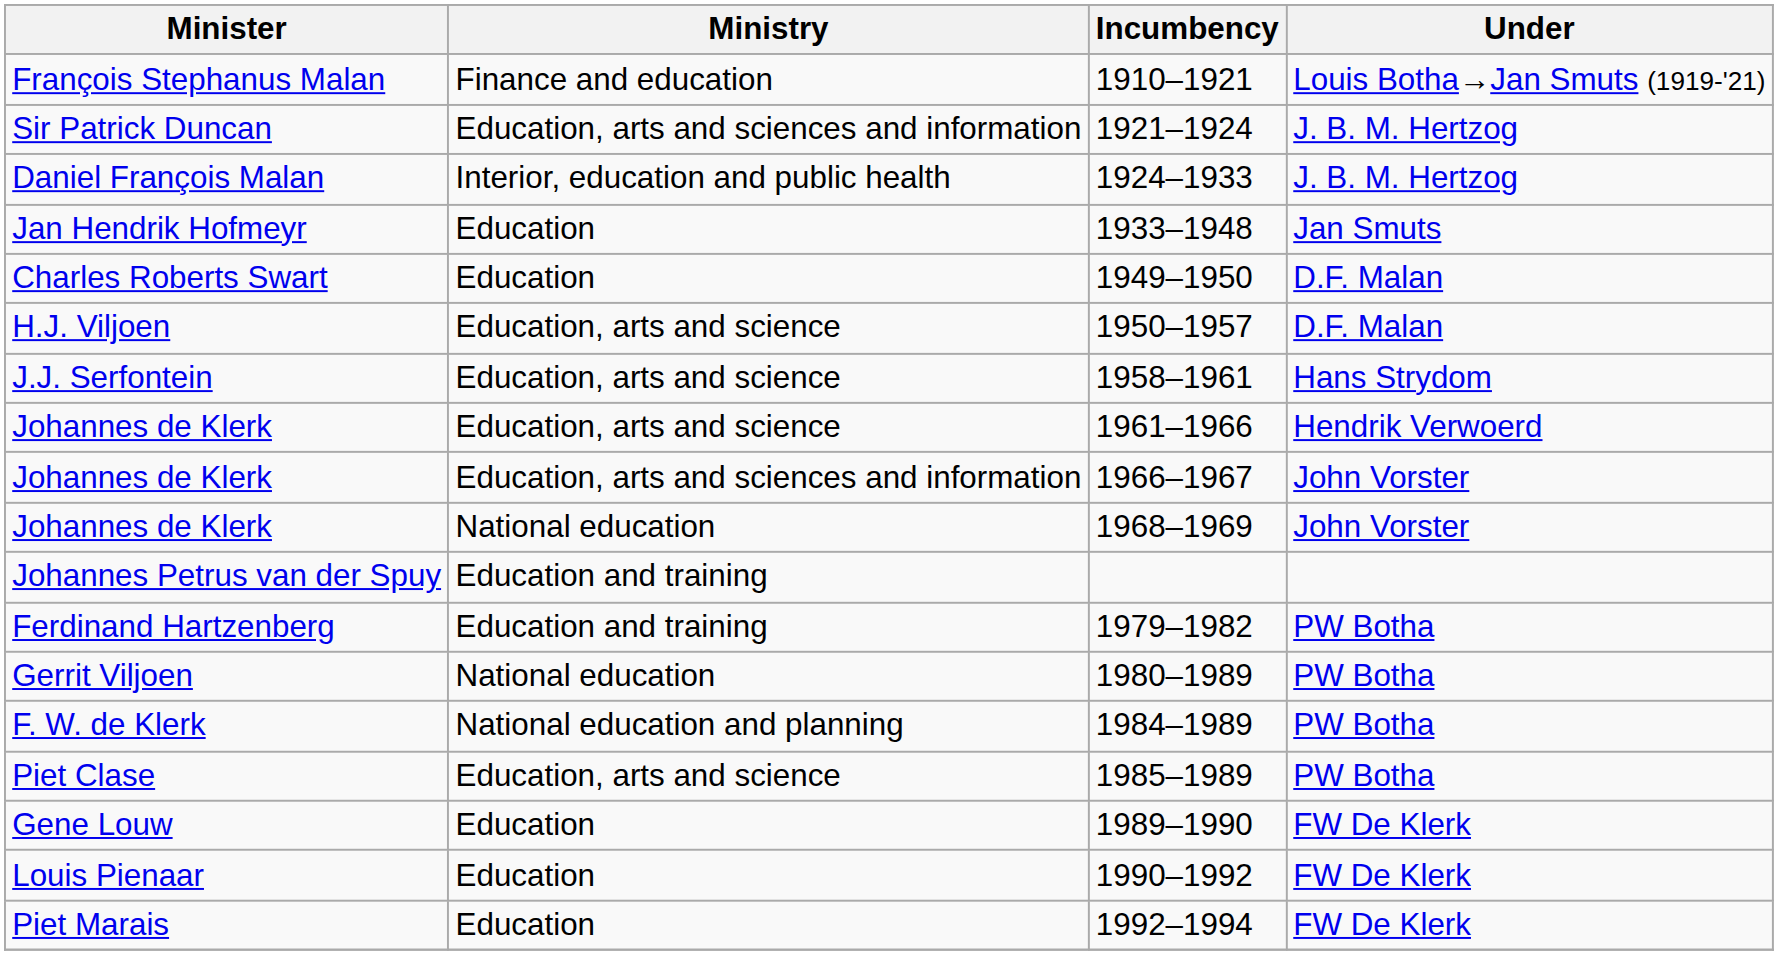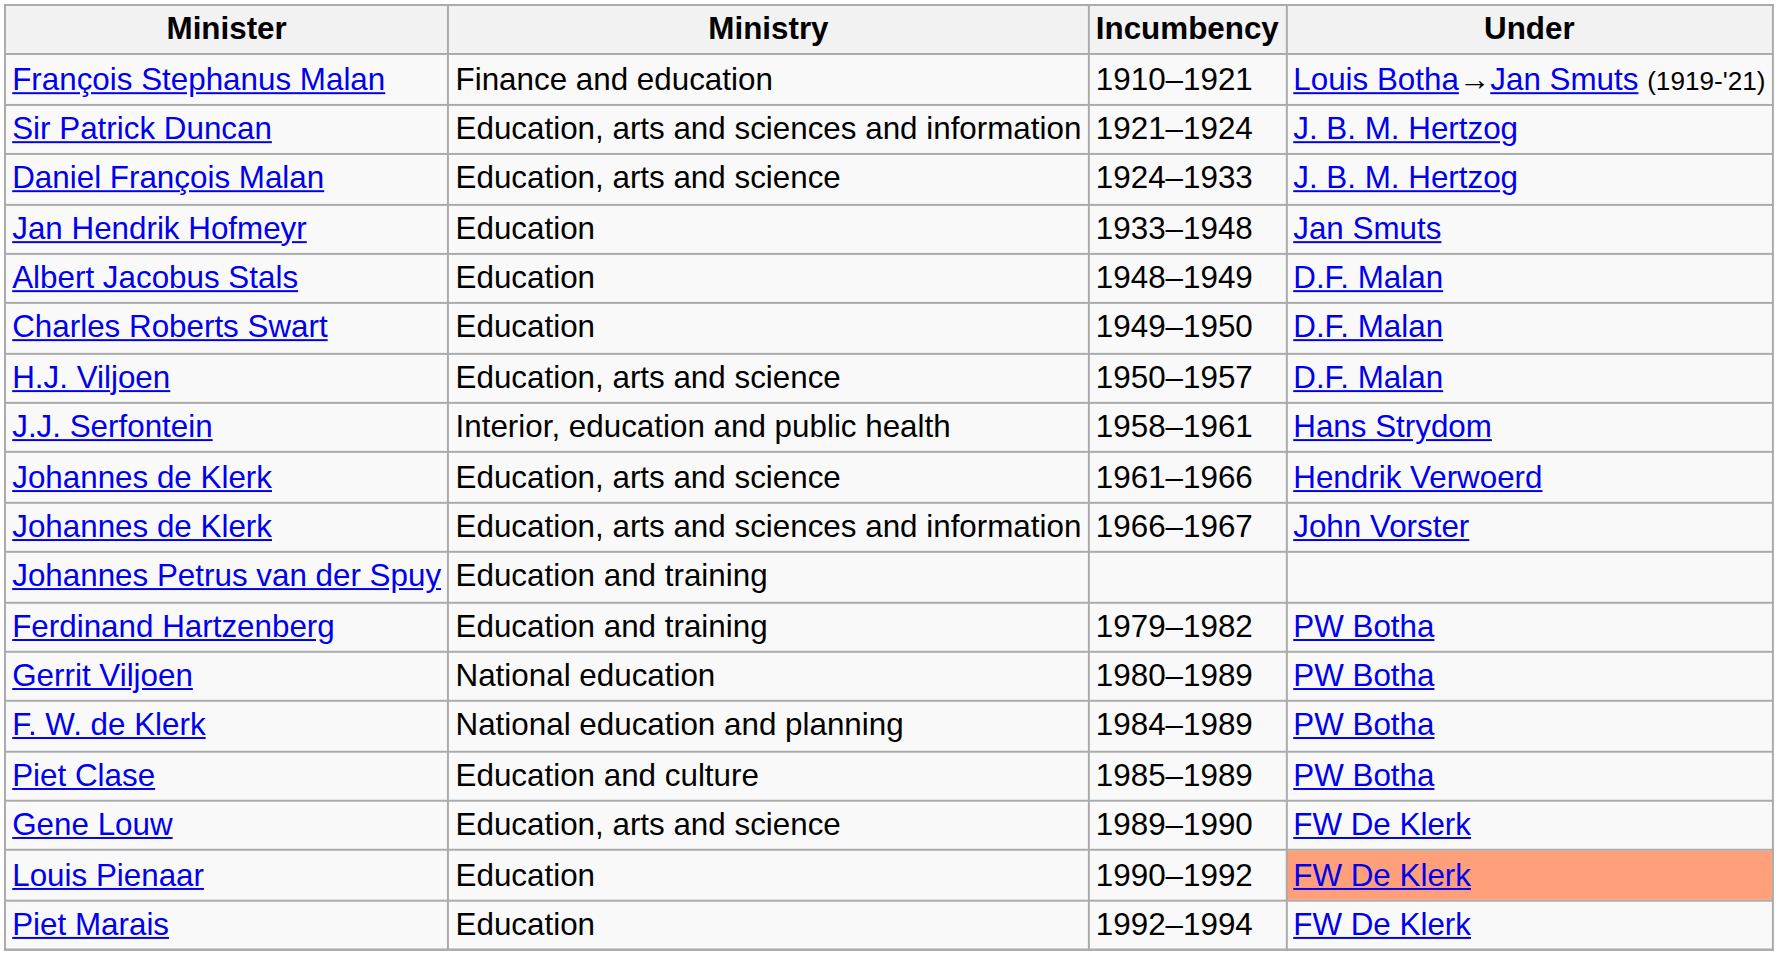(703, 178) Interior, education and public health -> (648, 178) Education, arts and science
+ row: (155, 278)
(648, 377) Education, arts and science -> (703, 427) Interior, education and public health
- row: (142, 526)
(648, 775) Education, arts and science -> (607, 775) Education and culture
(525, 825) Education -> (648, 825) Education, arts and science
(1382, 874) no background -> (1382, 874) lightsalmon background
